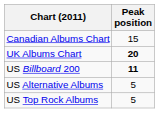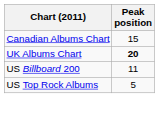(133, 69) bold -> (133, 69) normal
- row: (55, 85)
